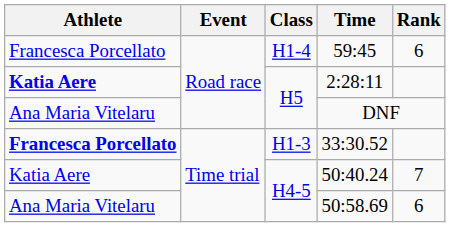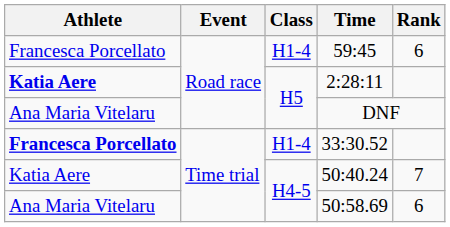(291, 144) H1-3 -> (291, 144) H1-4
